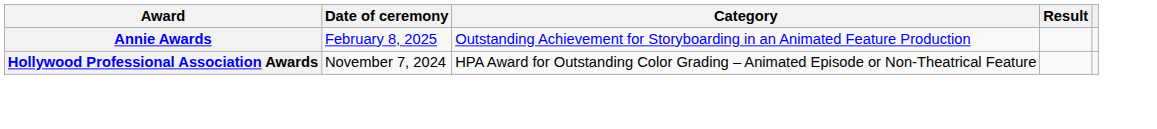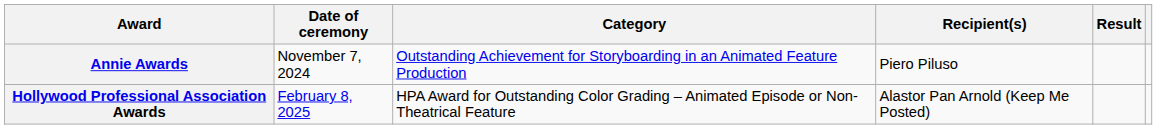+ column: (985, 24)
(381, 39) February 8, 2025 -> (320, 64) November 7, 2024
(385, 62) November 7, 2024 -> (315, 104) February 8, 2025
